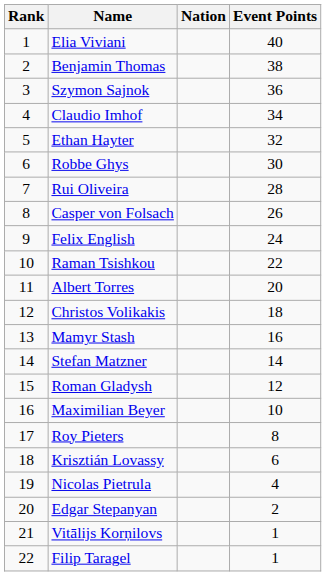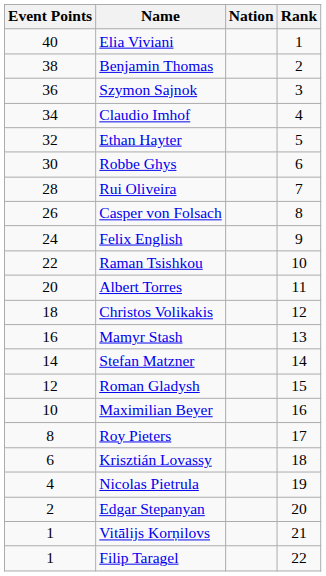columns swapped: (26, 16) <-> (275, 16)
